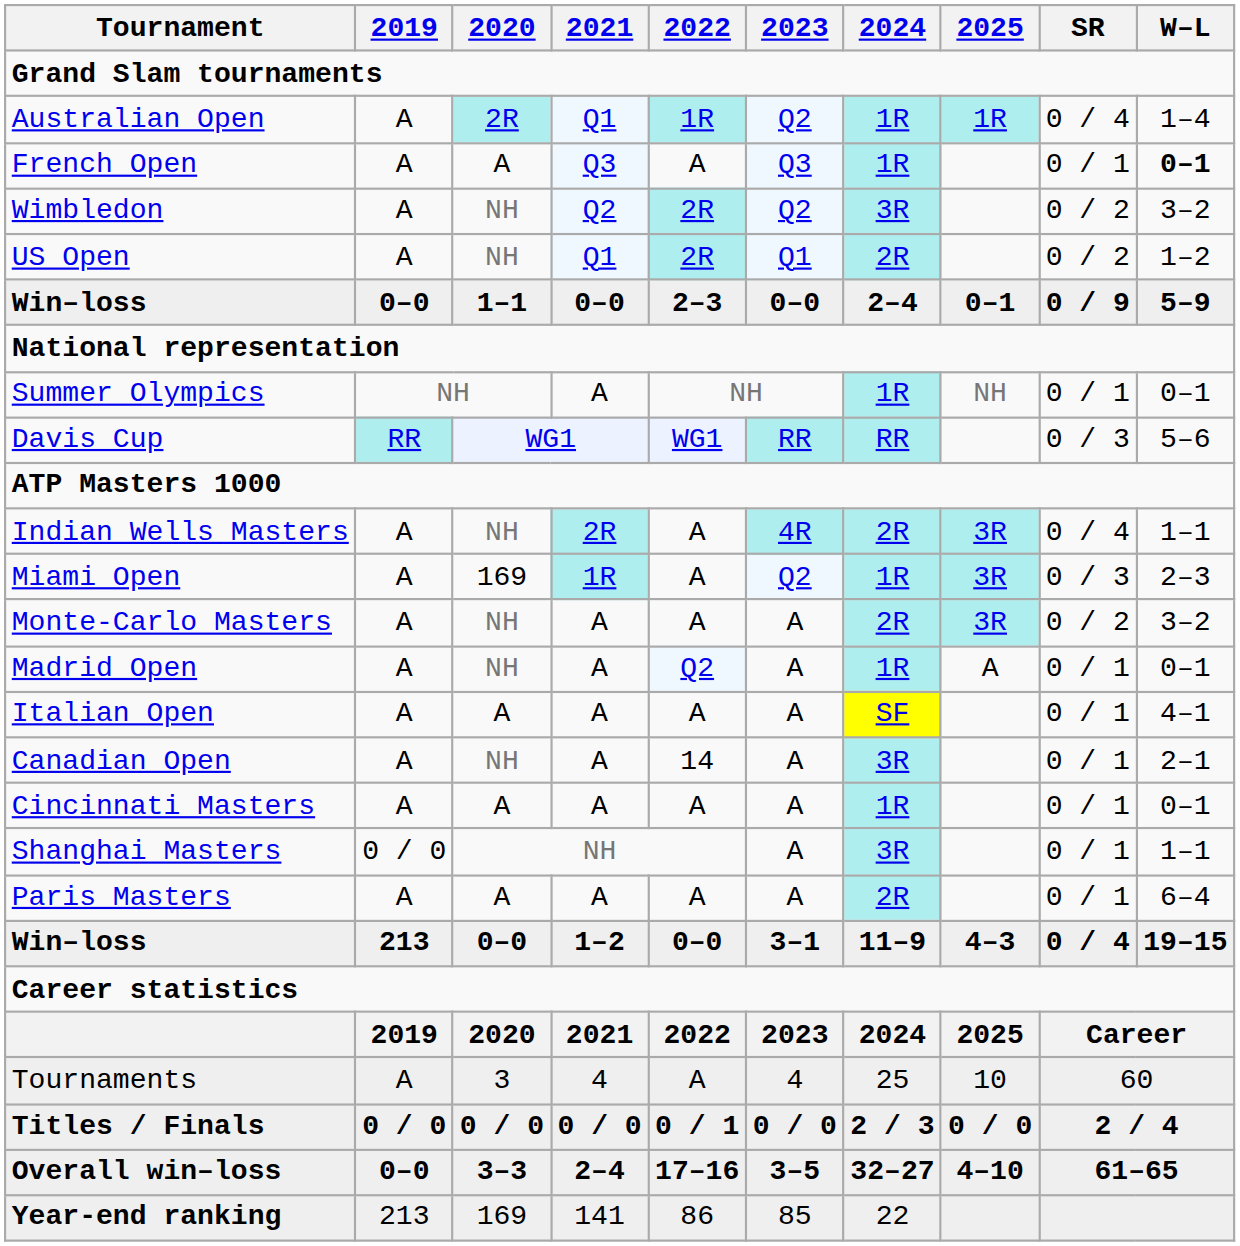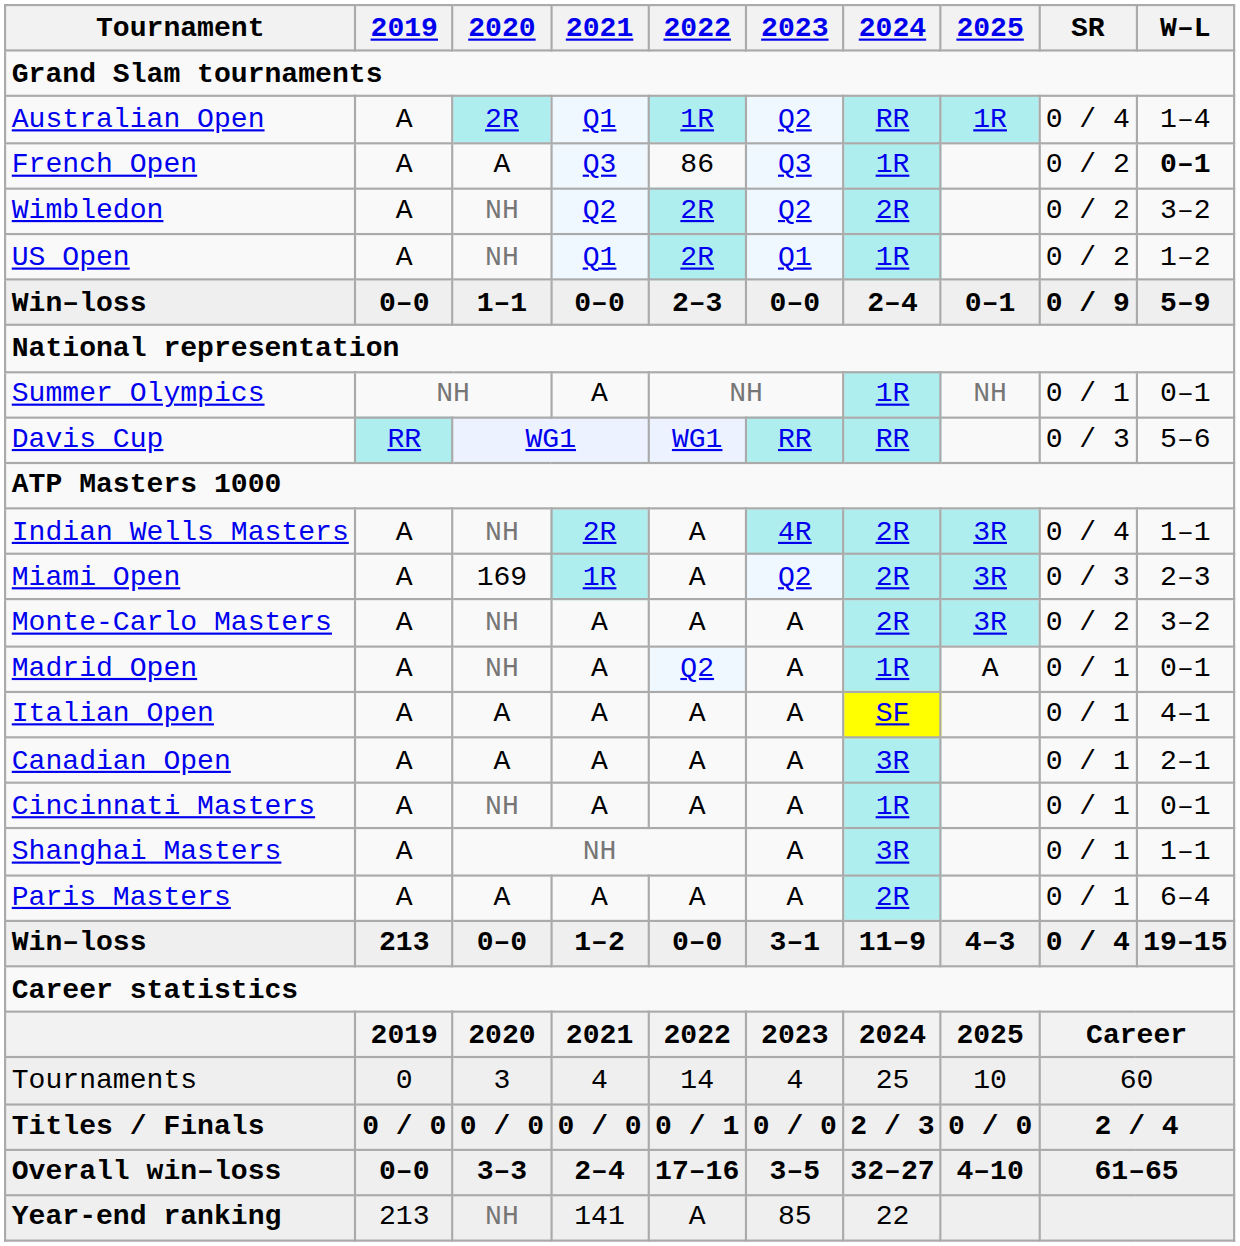(892, 119) 1R -> (892, 119) RR
(697, 165) A -> (697, 165) 86
(1088, 165) 0 / 1 -> (1088, 165) 0 / 2
(892, 211) 3R -> (892, 211) 2R
(892, 257) 2R -> (892, 257) 1R
(892, 577) 1R -> (892, 577) 2R
(502, 760) NH -> (502, 760) A
(697, 760) 14 -> (697, 760) A
(502, 806) A -> (502, 806) NH
(404, 852) 0 / 0 -> (404, 852) A
(404, 1081) A -> (404, 1081) 0
(697, 1081) A -> (697, 1081) 14
(502, 1218) 169 -> (502, 1218) NH
(697, 1218) 86 -> (697, 1218) A
